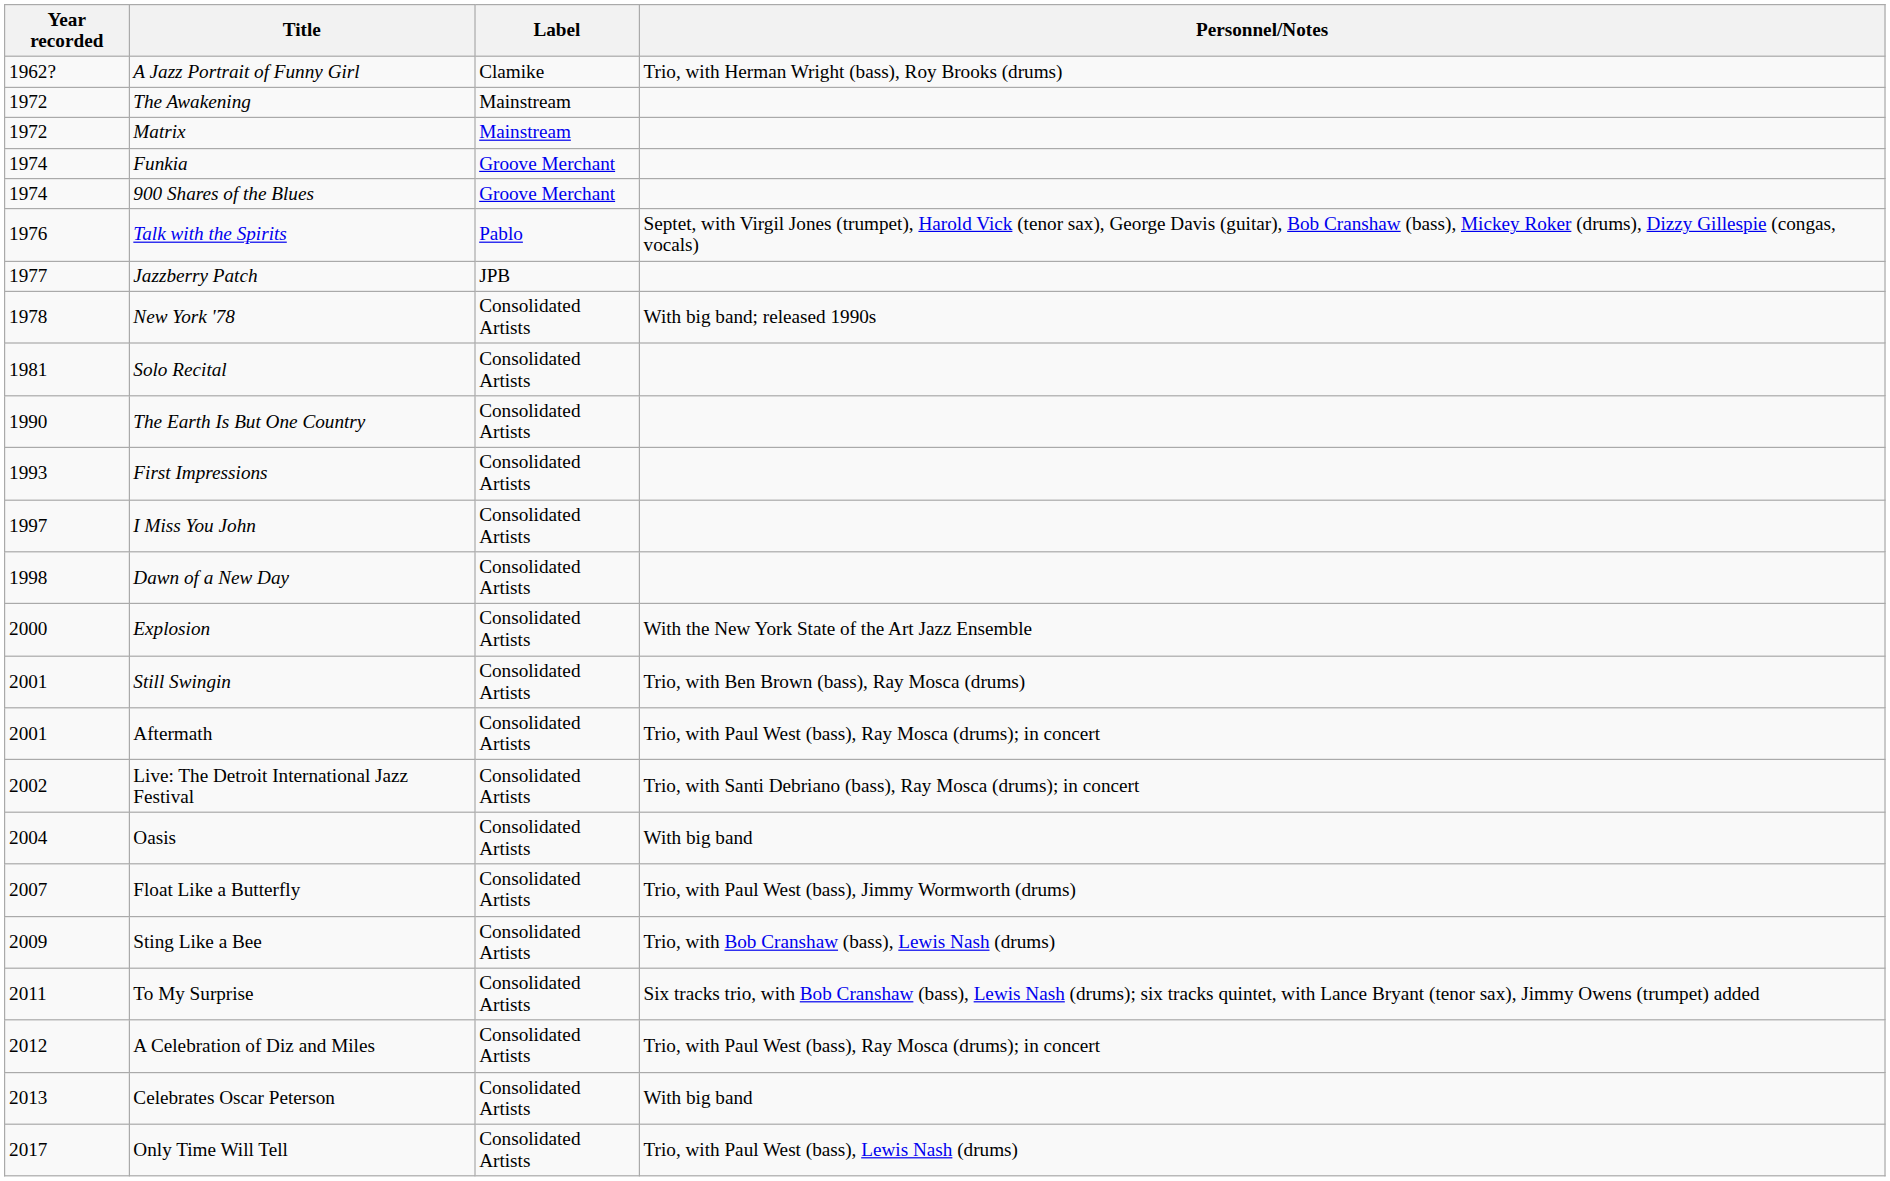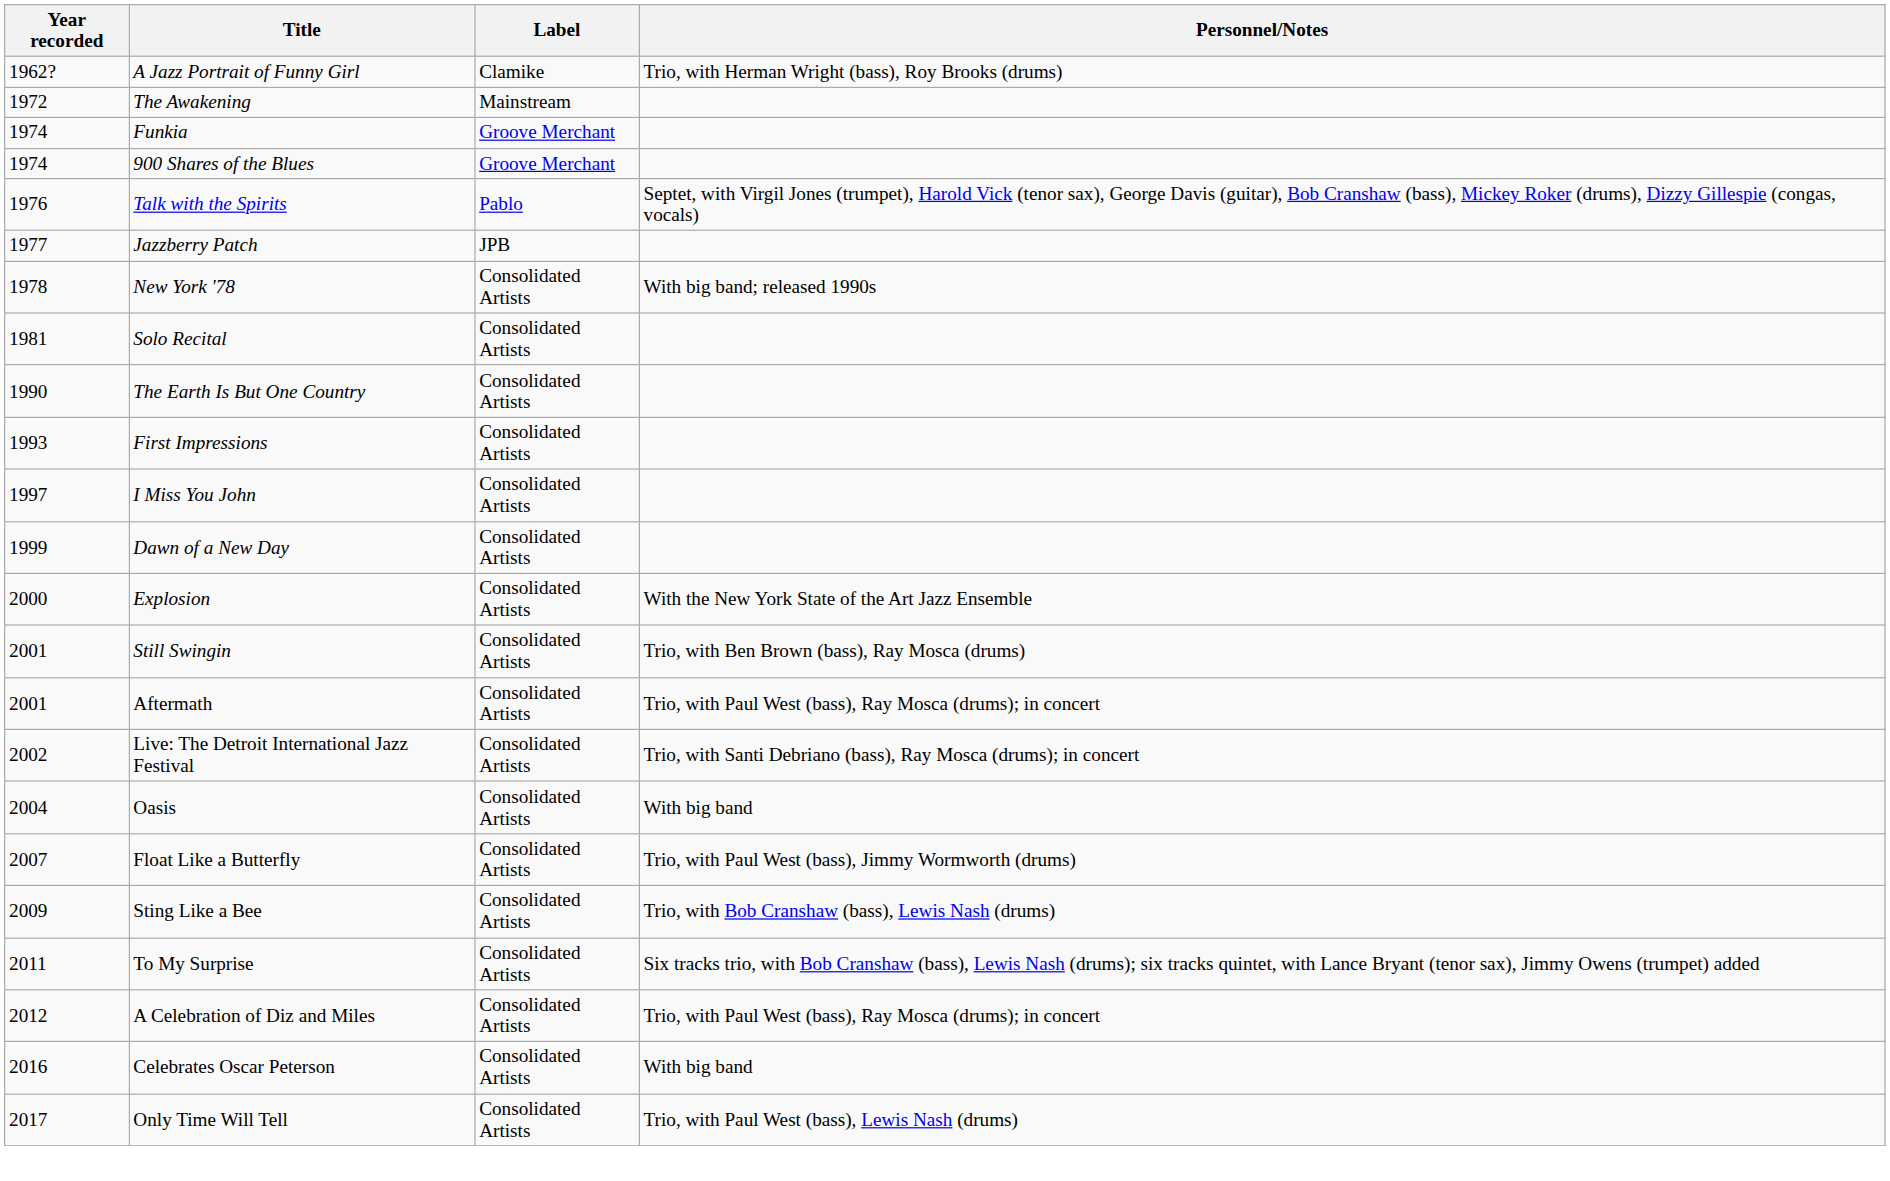- row: (159, 132)
(28, 577) 1998 -> (28, 547) 1999
(28, 1098) 2013 -> (28, 1067) 2016
